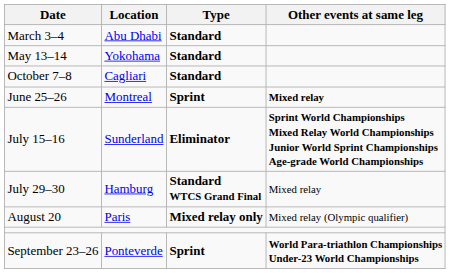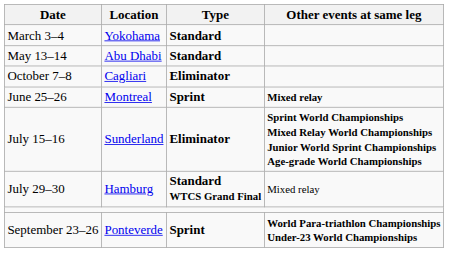(133, 35) Abu Dhabi -> (132, 35) Yokohama
(132, 55) Yokohama -> (133, 55) Abu Dhabi
(195, 76) Standard -> (200, 76) Eliminator
- row: (34, 216)
